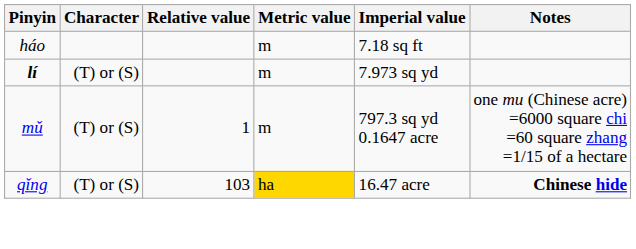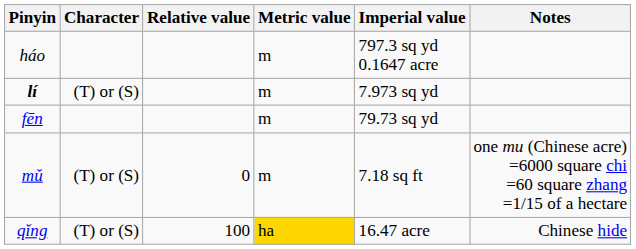(391, 45) 7.18 sq ft -> (399, 54) 797.3 sq yd 0.1647 acre
+ row: (32, 118)
(246, 128) 1 -> (246, 174) 0
(399, 128) 797.3 sq yd 0.1647 acre -> (391, 174) 7.18 sq ft
(237, 184) 103 -> (237, 230) 100
(580, 184) bold -> (583, 230) normal
